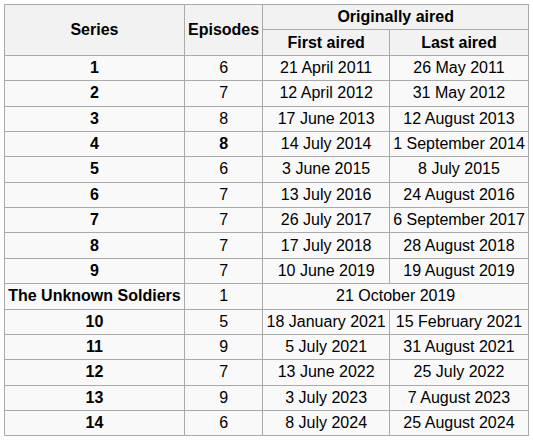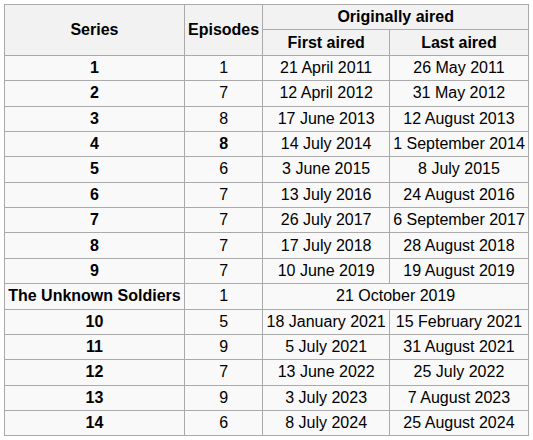(224, 67) 6 -> (224, 67) 1
